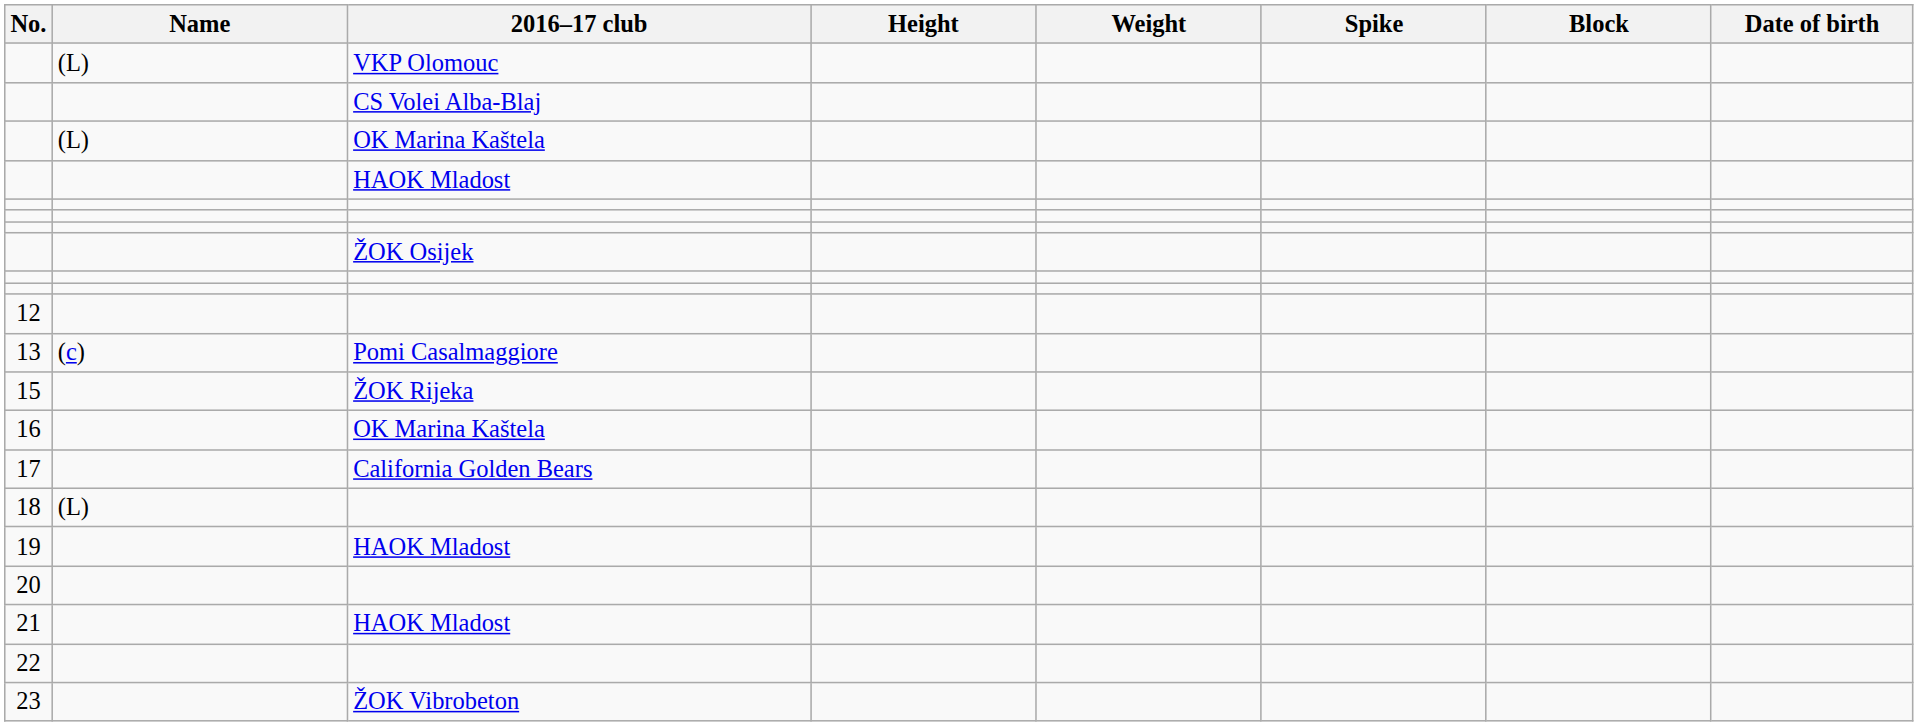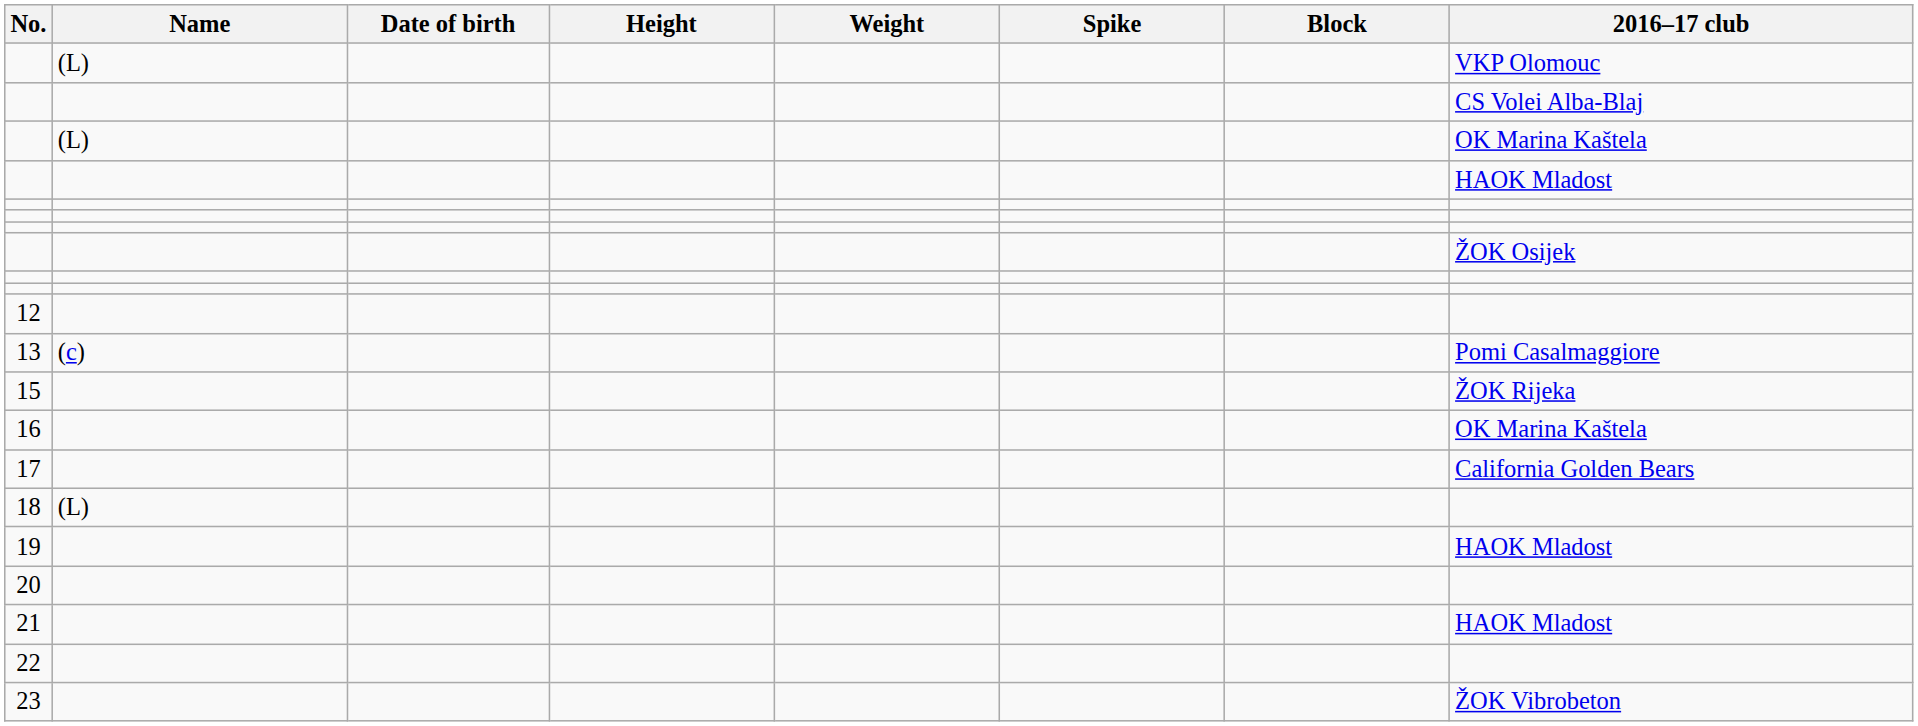columns swapped: (1812, 23) <-> (579, 23)
